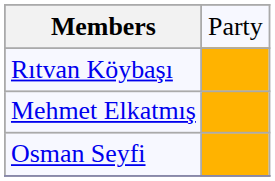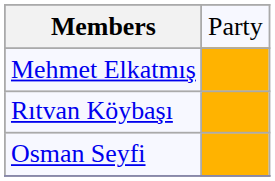rows swapped: (103, 111) <-> (92, 69)
